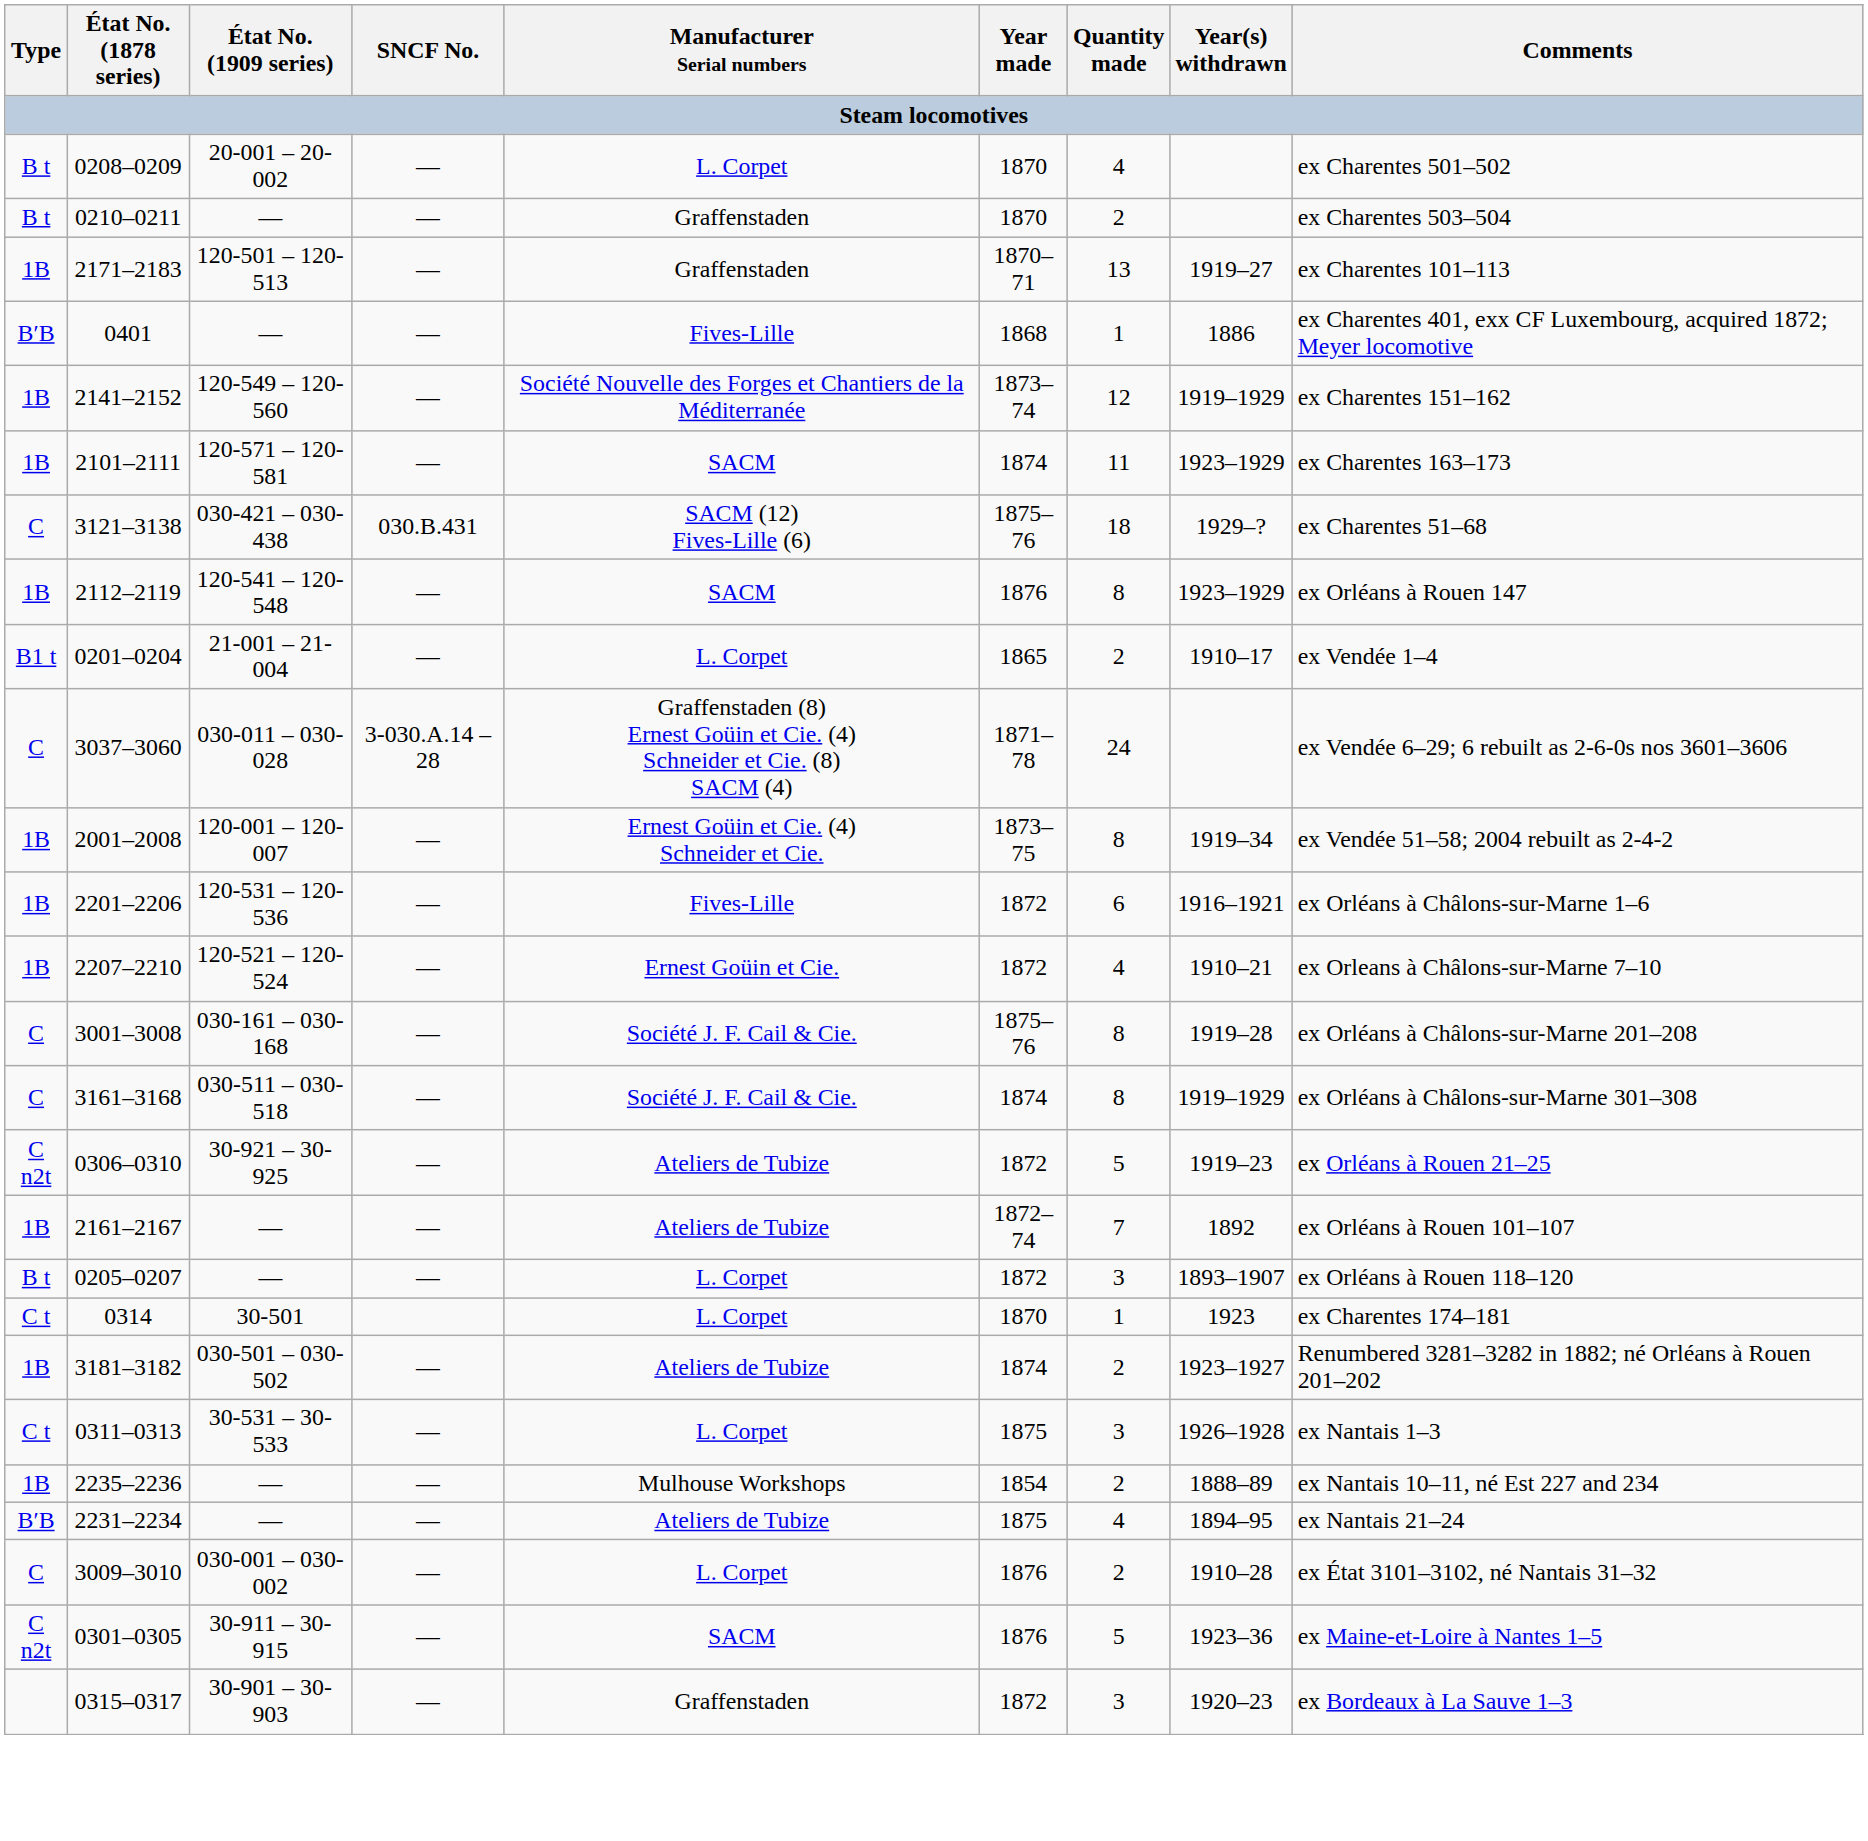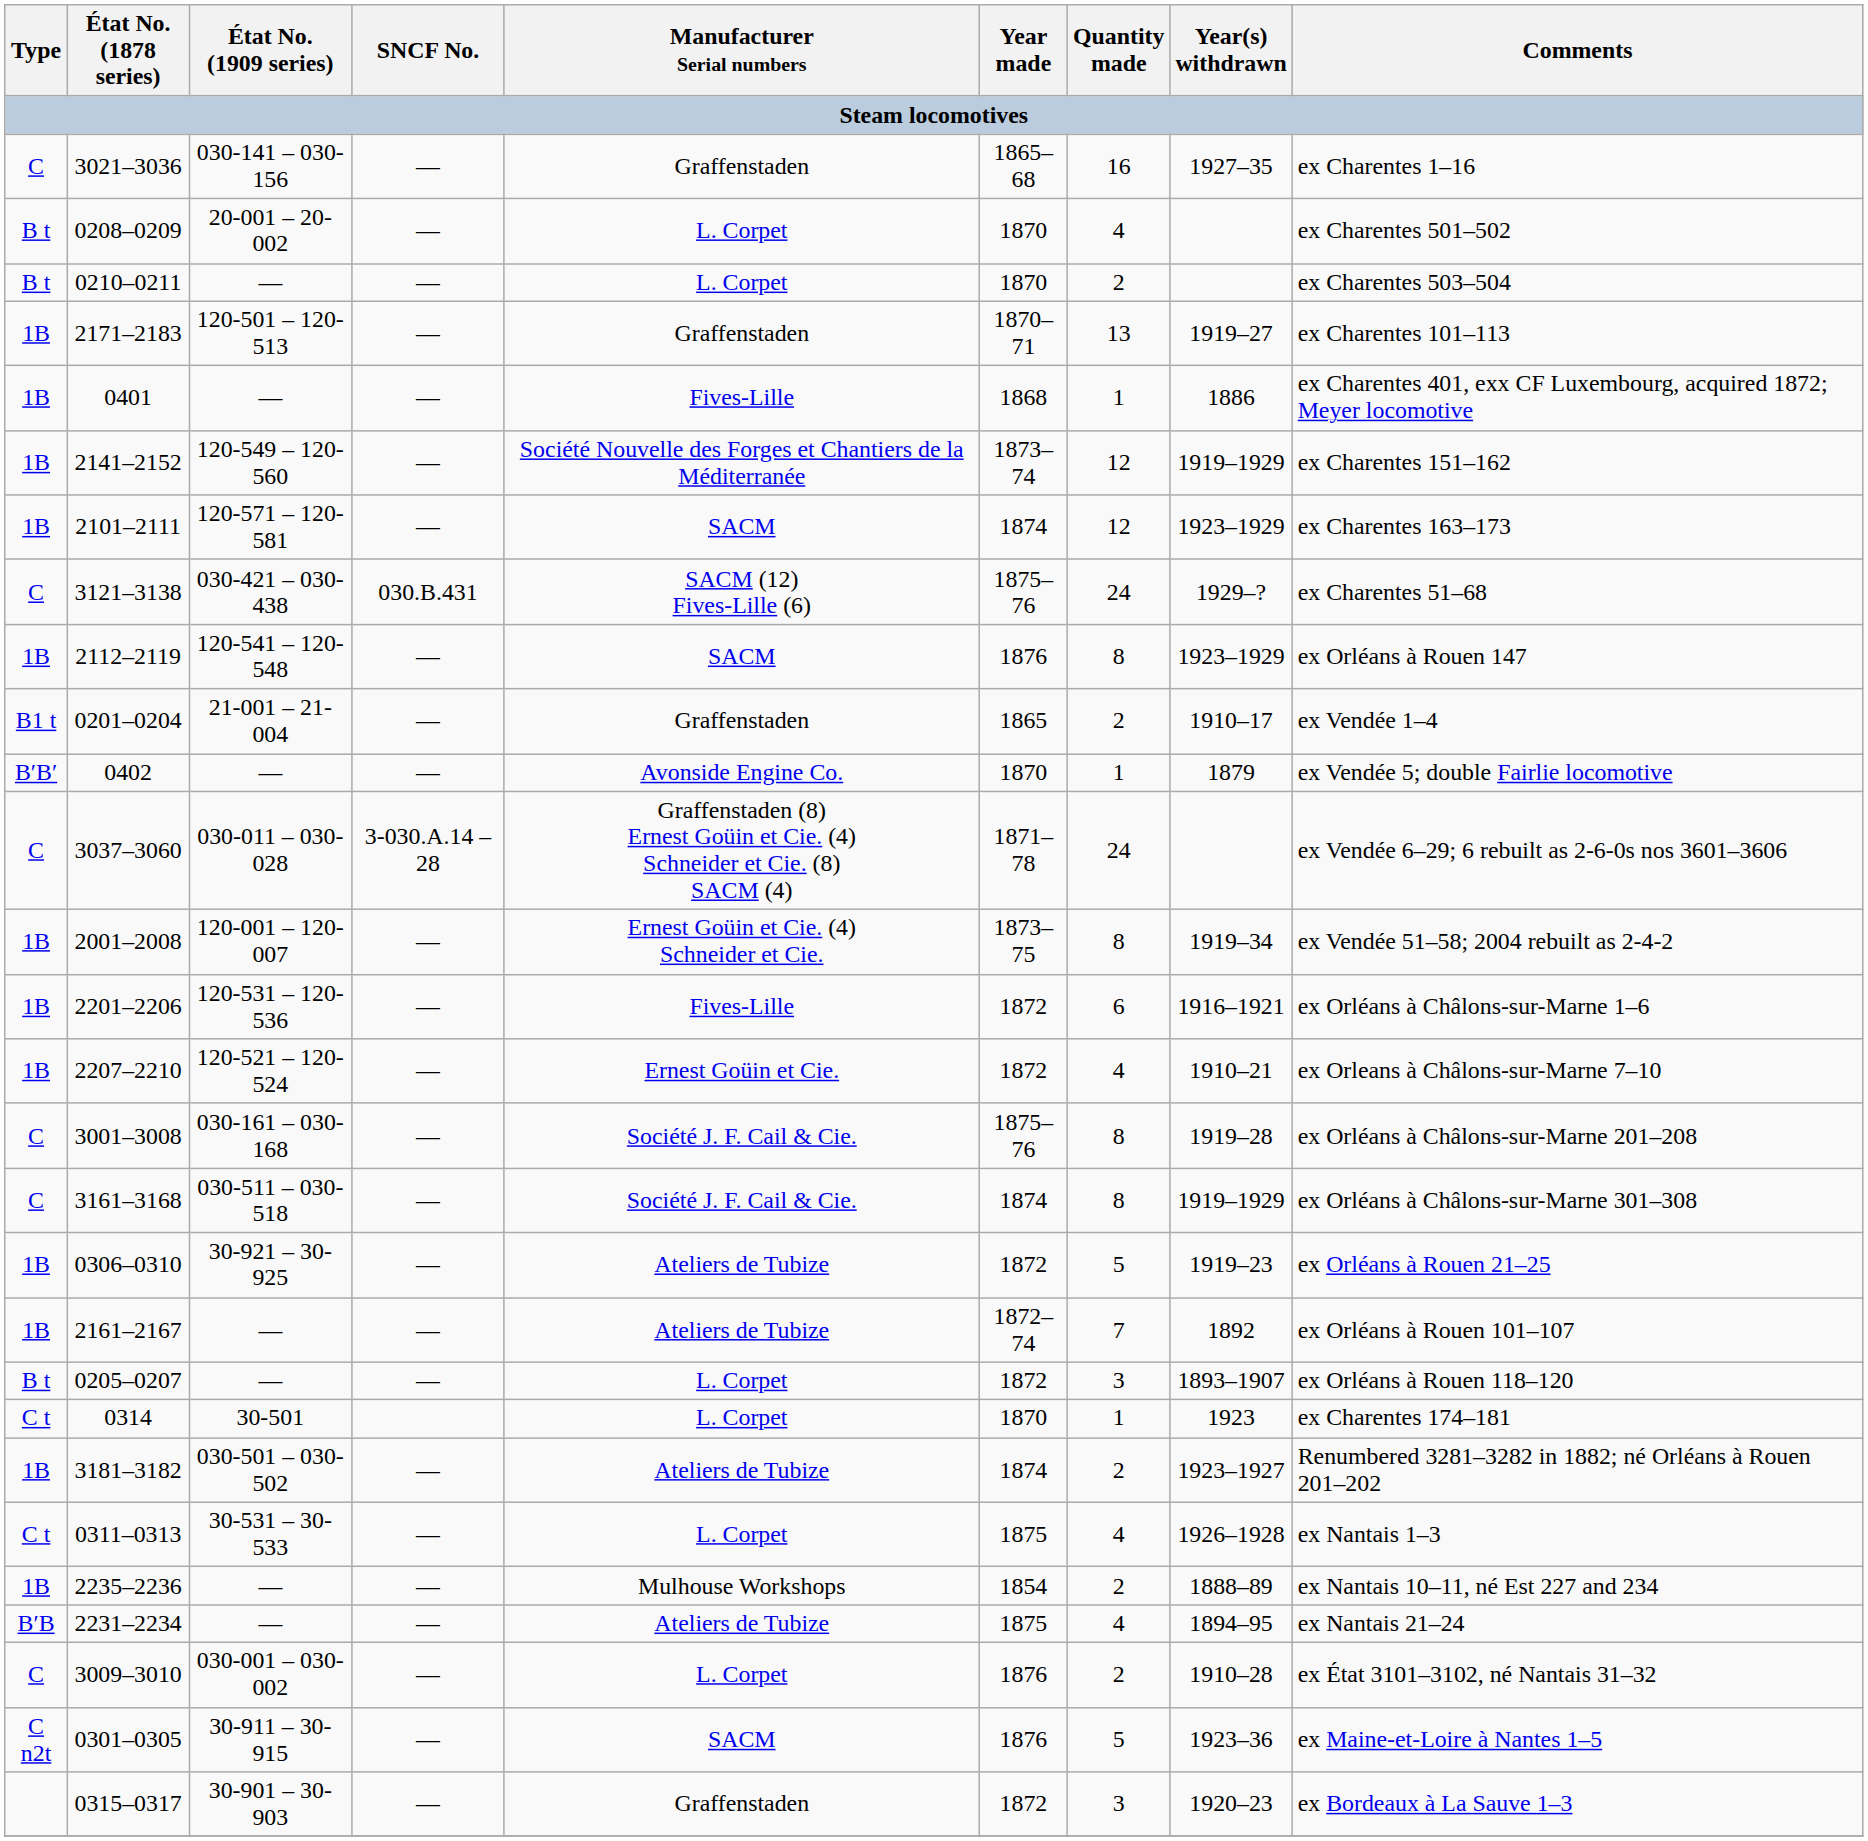+ row: (128, 166)
(742, 217) Graffenstaden -> (742, 281) L. Corpet
(36, 333) B′B -> (36, 397) 1B
(1119, 462) 11 -> (1119, 527) 12
(1119, 527) 18 -> (1119, 591) 24
(742, 656) L. Corpet -> (742, 720) Graffenstaden
+ row: (128, 772)
(36, 1162) C n2t -> (36, 1264) 1B
(1119, 1431) 3 -> (1119, 1534) 4
